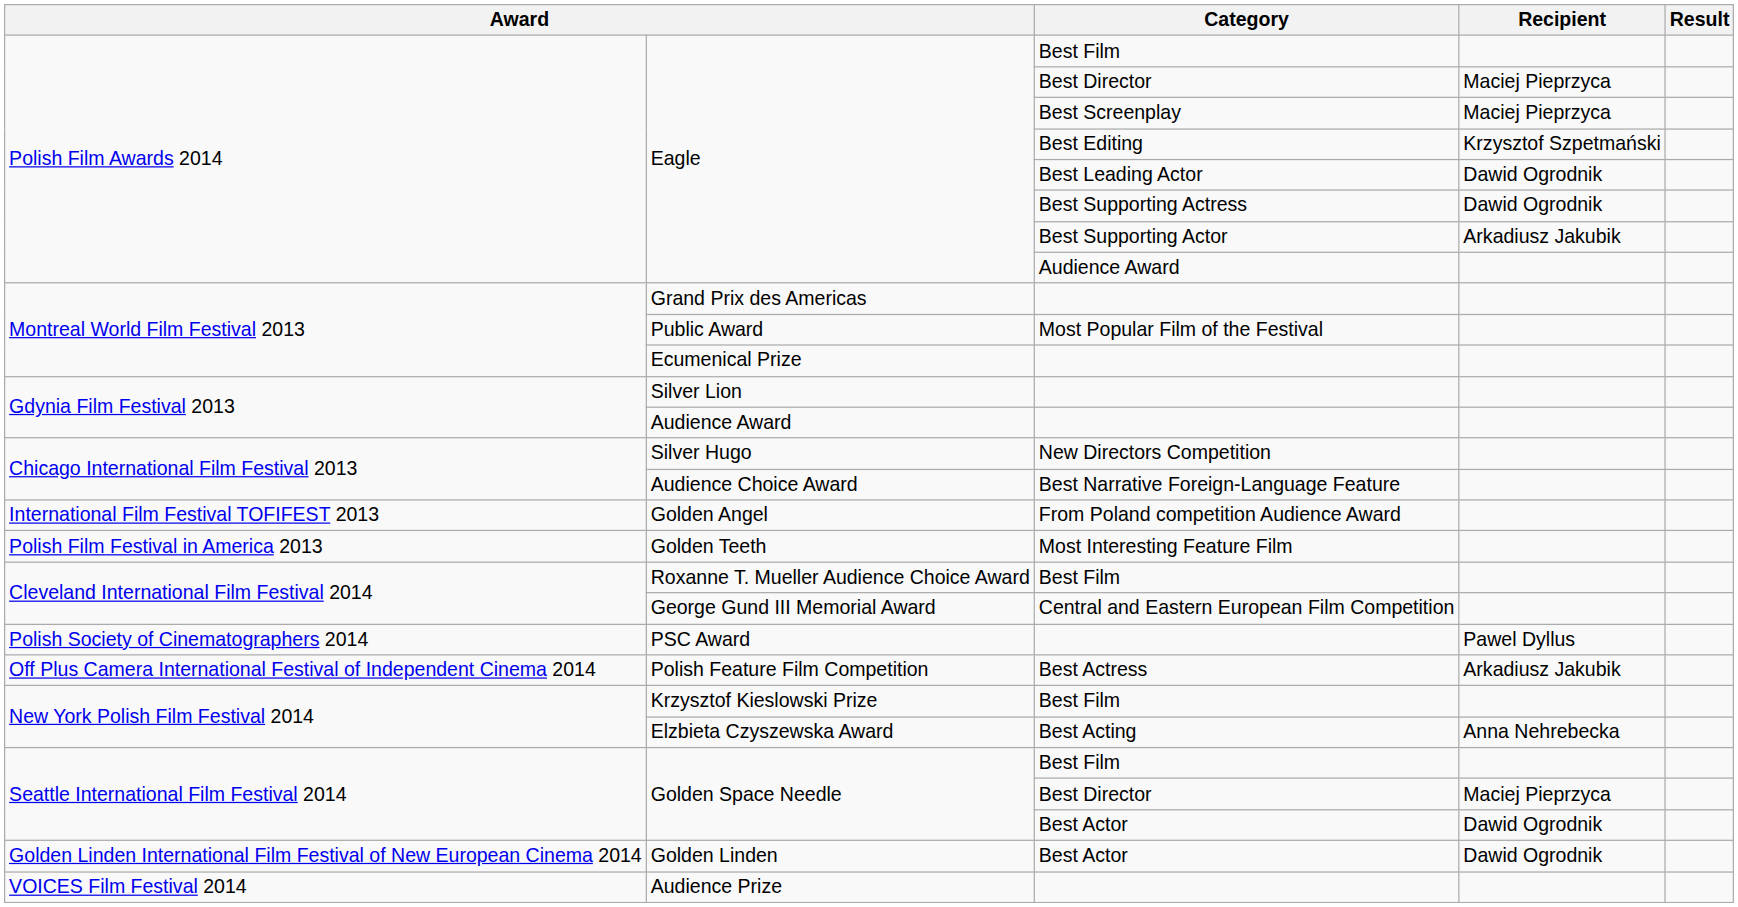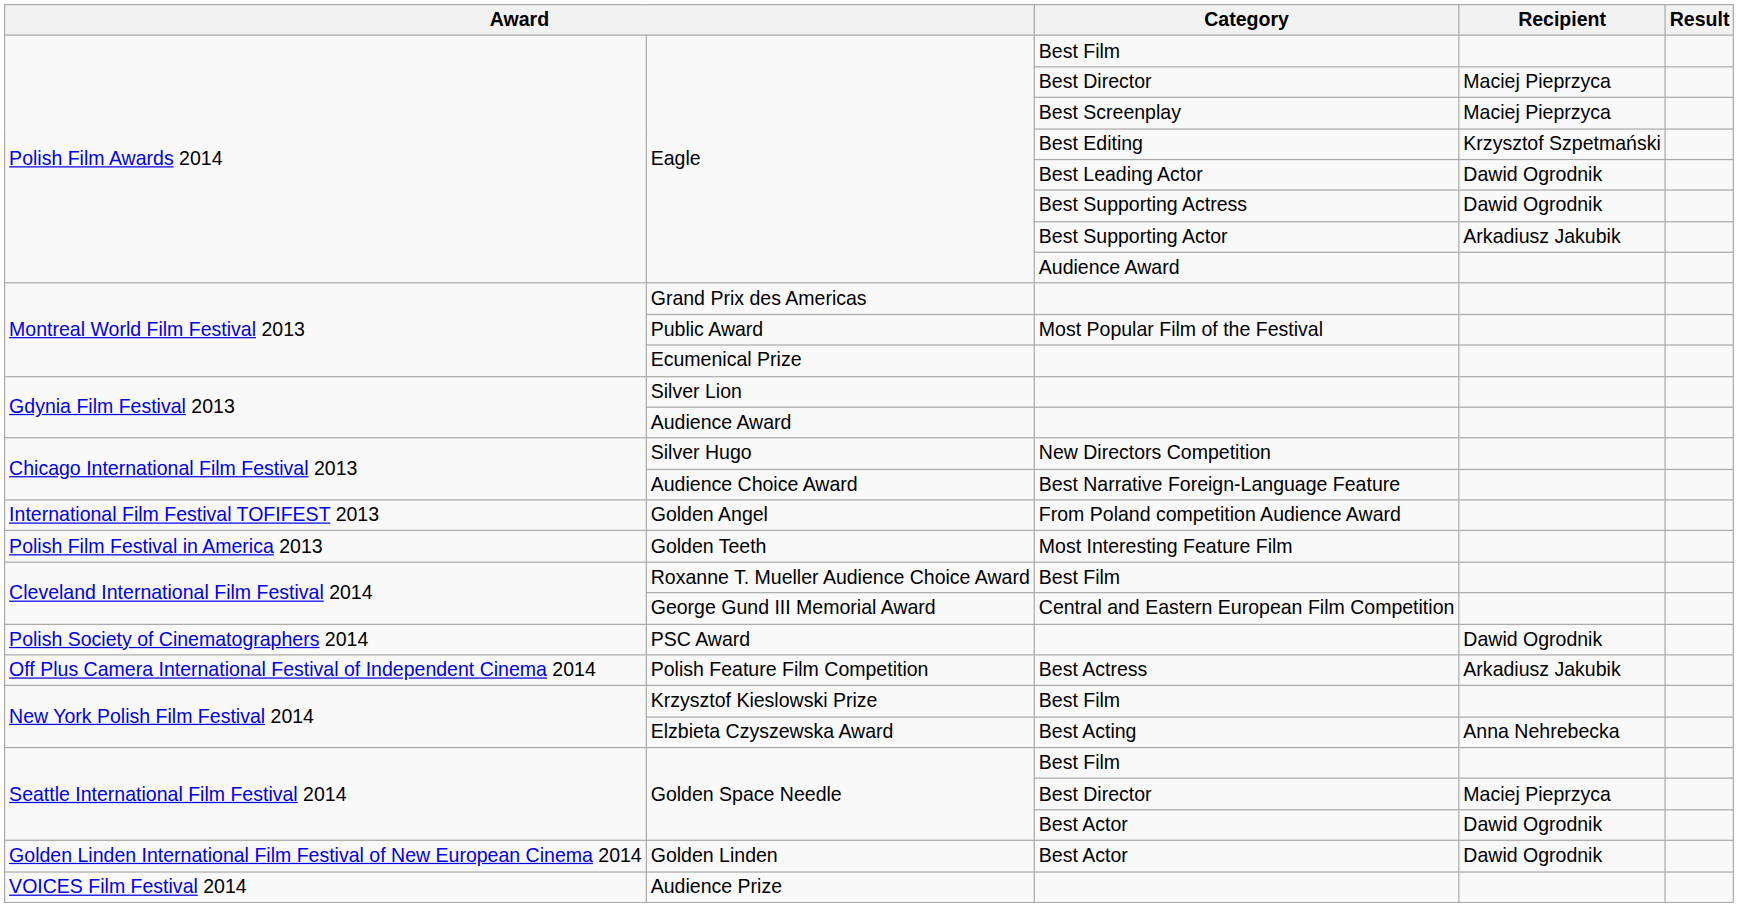(1519, 639) Pawel Dyllus -> (1533, 639) Dawid Ogrodnik
